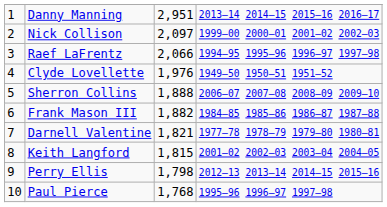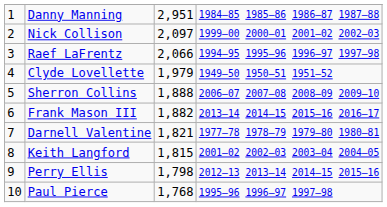(289, 14) 2013–14 2014–15 2015–16 2016–17 -> (289, 14) 1984–85 1985–86 1986–87 1987–88
(175, 73) 1,976 -> (175, 73) 1,979
(289, 113) 1984–85 1985–86 1986–87 1987–88 -> (289, 113) 2013–14 2014–15 2015–16 2016–17
